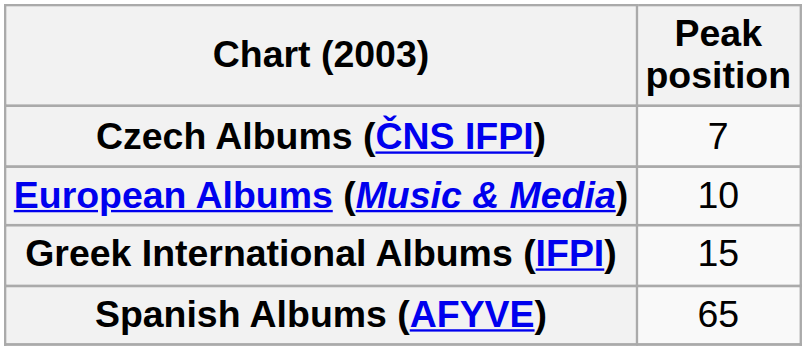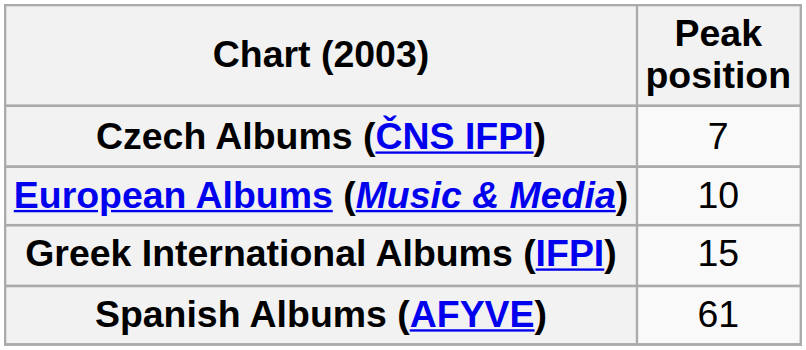(718, 313) 65 -> (718, 313) 61
